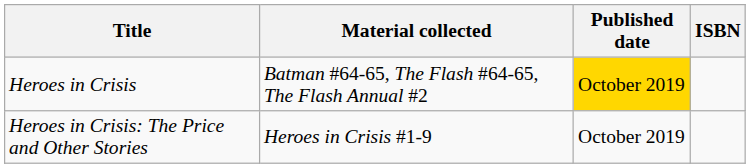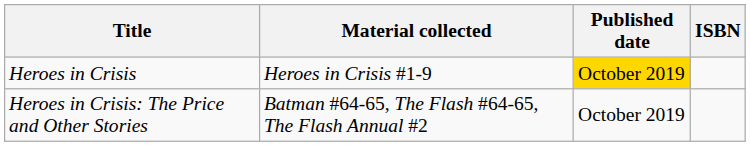(401, 83) Batman #64-65, The Flash #64-65, The Flash Annual #2 -> (348, 72) Heroes in Crisis #1-9
(348, 136) Heroes in Crisis #1-9 -> (401, 114) Batman #64-65, The Flash #64-65, The Flash Annual #2
